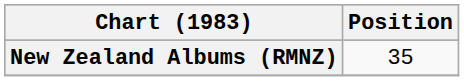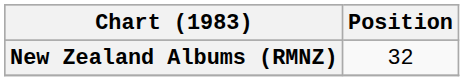(401, 58) 35 -> (401, 58) 32
